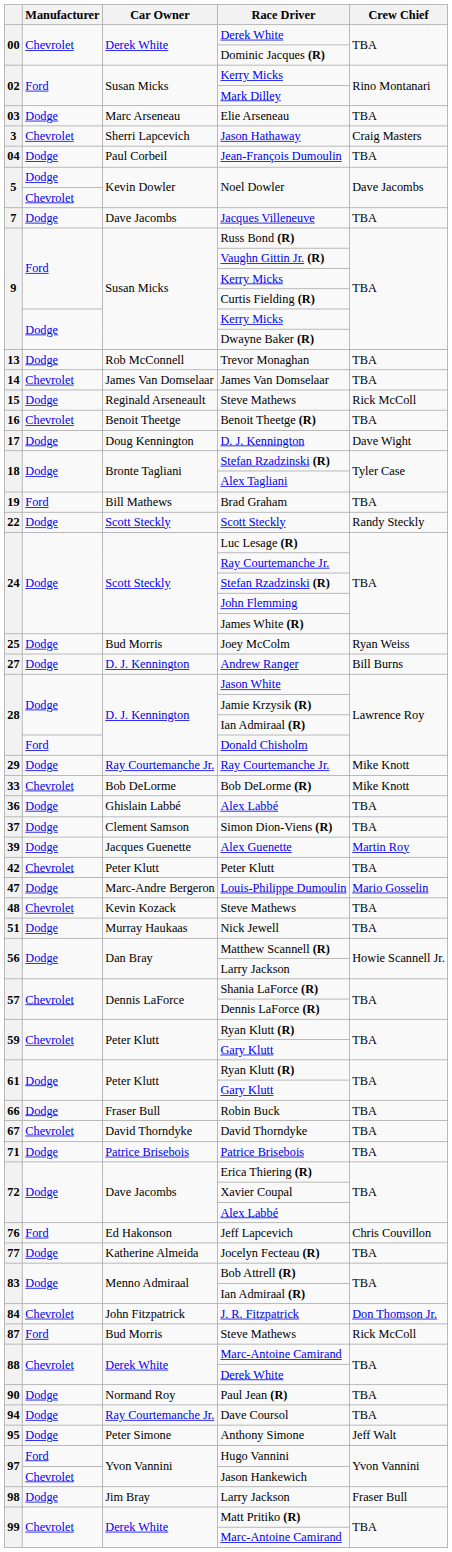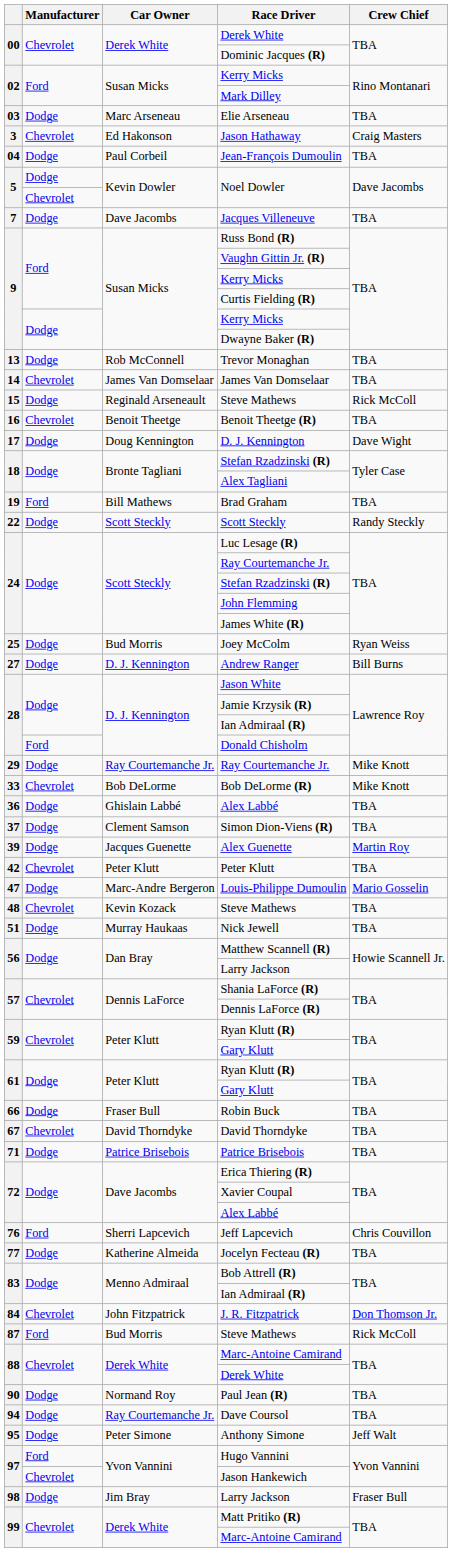(147, 136) Sherri Lapcevich -> (139, 136) Ed Hakonson
(139, 1232) Ed Hakonson -> (147, 1232) Sherri Lapcevich
